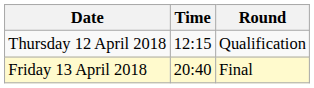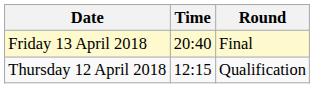rows swapped: (87, 43) <-> (78, 69)
